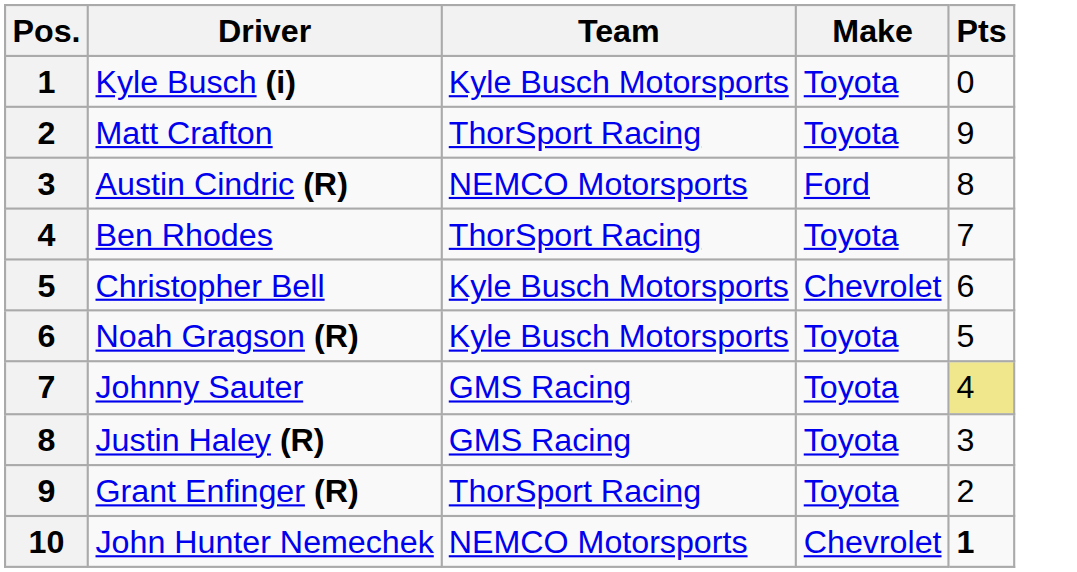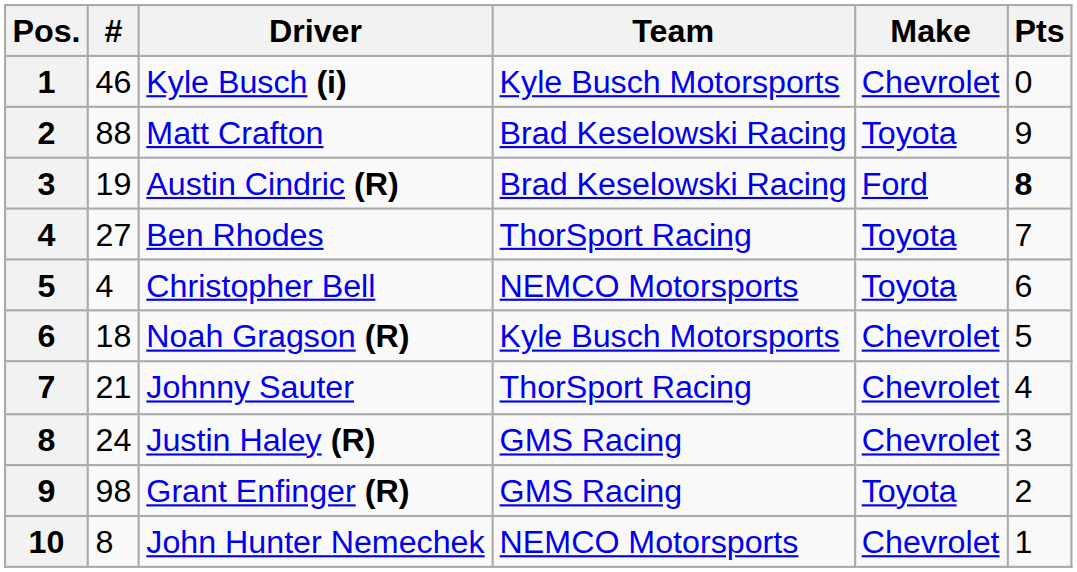+ column: (113, 31)
(851, 82) Toyota -> (931, 82) Chevrolet
(575, 133) ThorSport Racing -> (673, 133) Brad Keselowski Racing
(598, 184) NEMCO Motorsports -> (673, 184) Brad Keselowski Racing
(965, 184) normal -> (1023, 184) bold
(619, 286) Kyle Busch Motorsports -> (649, 286) NEMCO Motorsports
(873, 286) Chevrolet -> (909, 286) Toyota
(851, 337) Toyota -> (931, 337) Chevrolet
(540, 388) GMS Racing -> (626, 388) ThorSport Racing
(851, 388) Toyota -> (931, 388) Chevrolet
(965, 388) khaki background -> (1023, 388) no background
(851, 439) Toyota -> (931, 439) Chevrolet
(575, 490) ThorSport Racing -> (591, 490) GMS Racing
(965, 541) bold -> (1023, 541) normal
